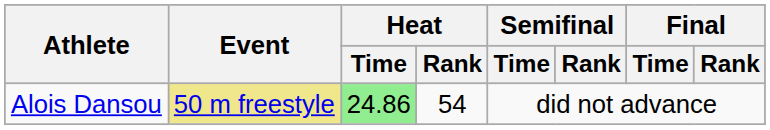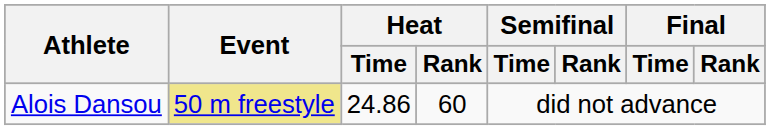(379, 104) lightgreen background -> (379, 104) no background
(452, 104) 54 -> (452, 104) 60
